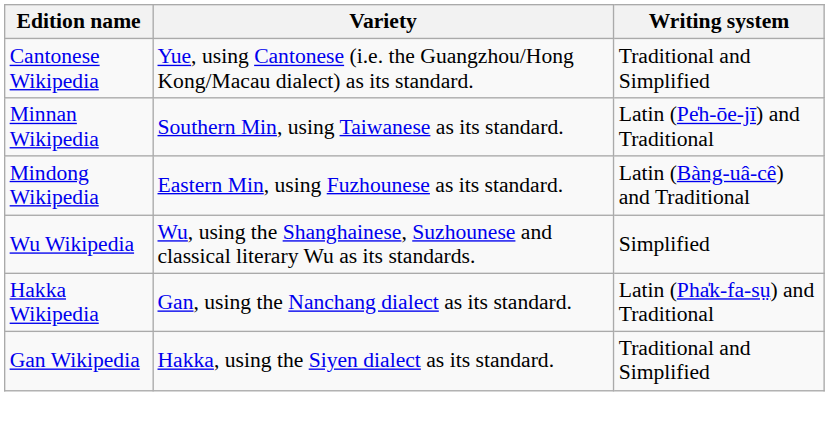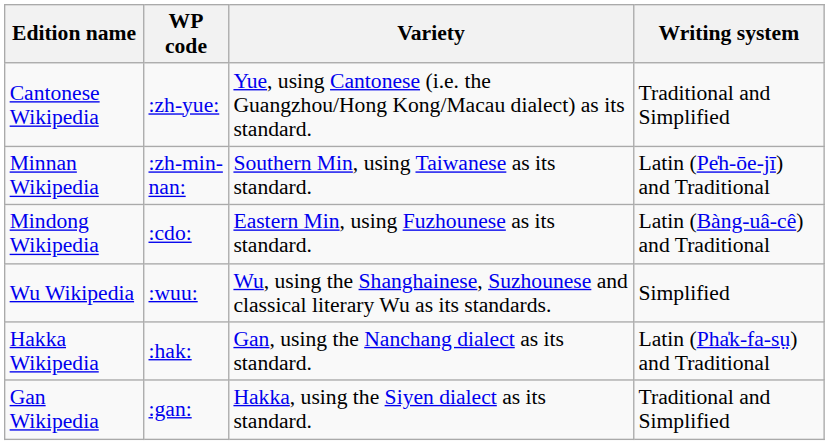+ column: (186, 33)
